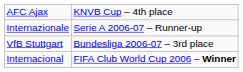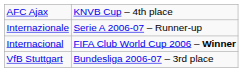rows swapped: (35, 59) <-> (35, 43)
